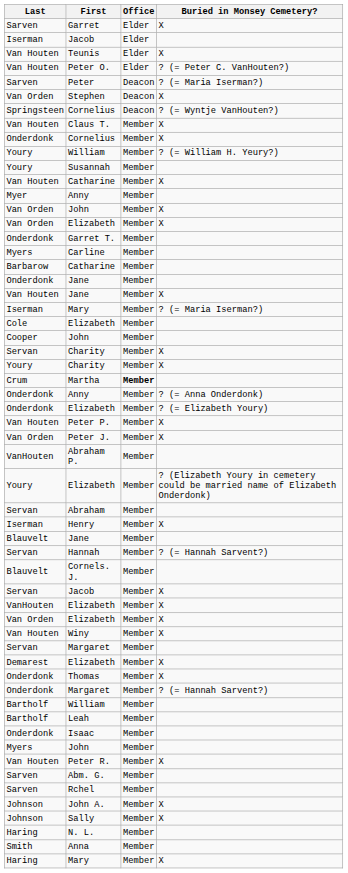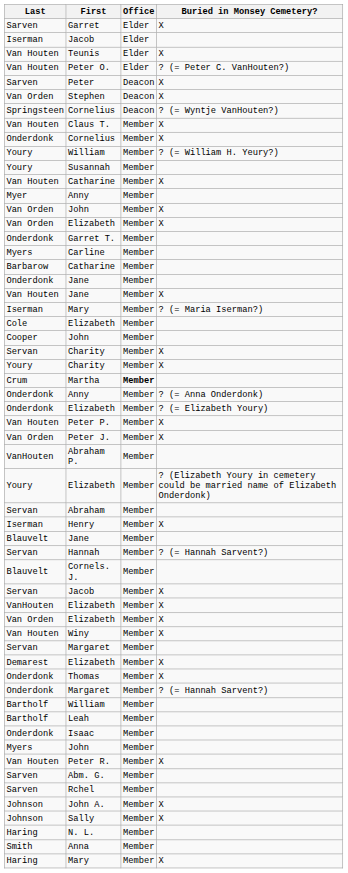(211, 82) ? (= Maria Iserman?) -> (161, 82) X
